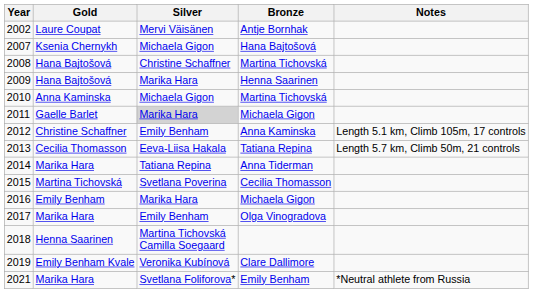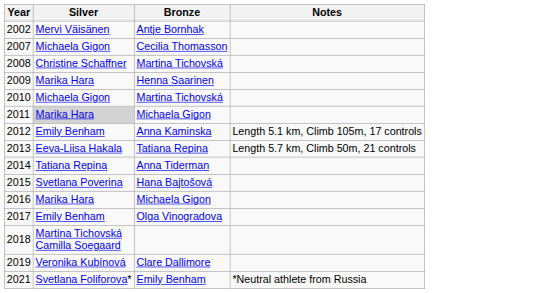- column: (85, 13)
(278, 47) Hana Bajtošová -> (182, 47) Cecilia Thomasson
(286, 183) Cecilia Thomasson -> (174, 183) Hana Bajtošová
